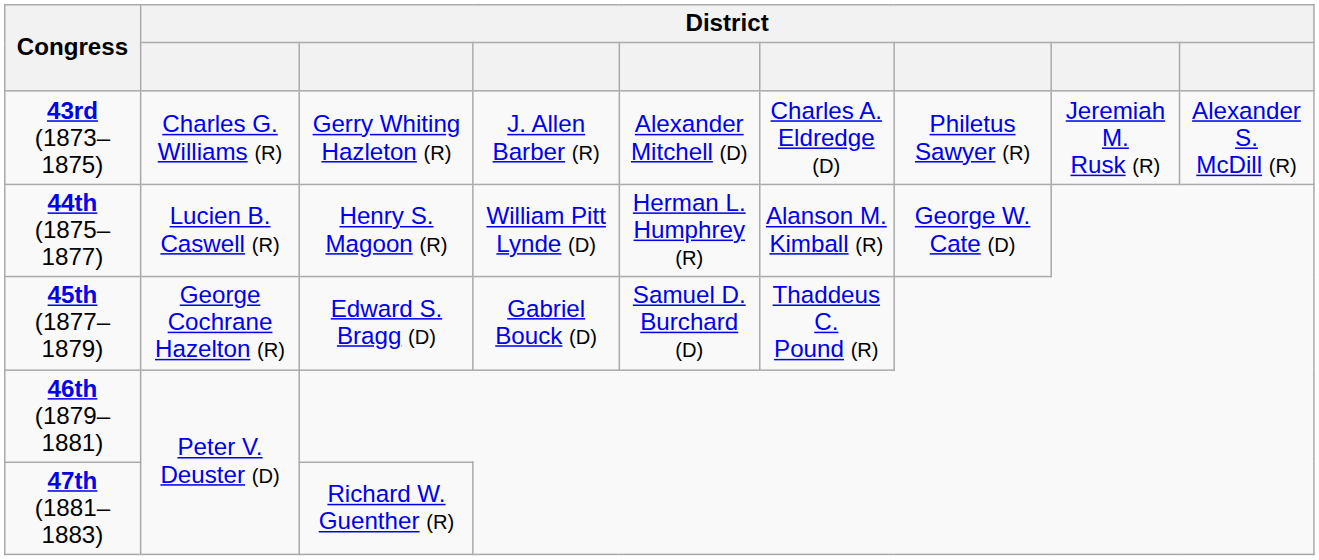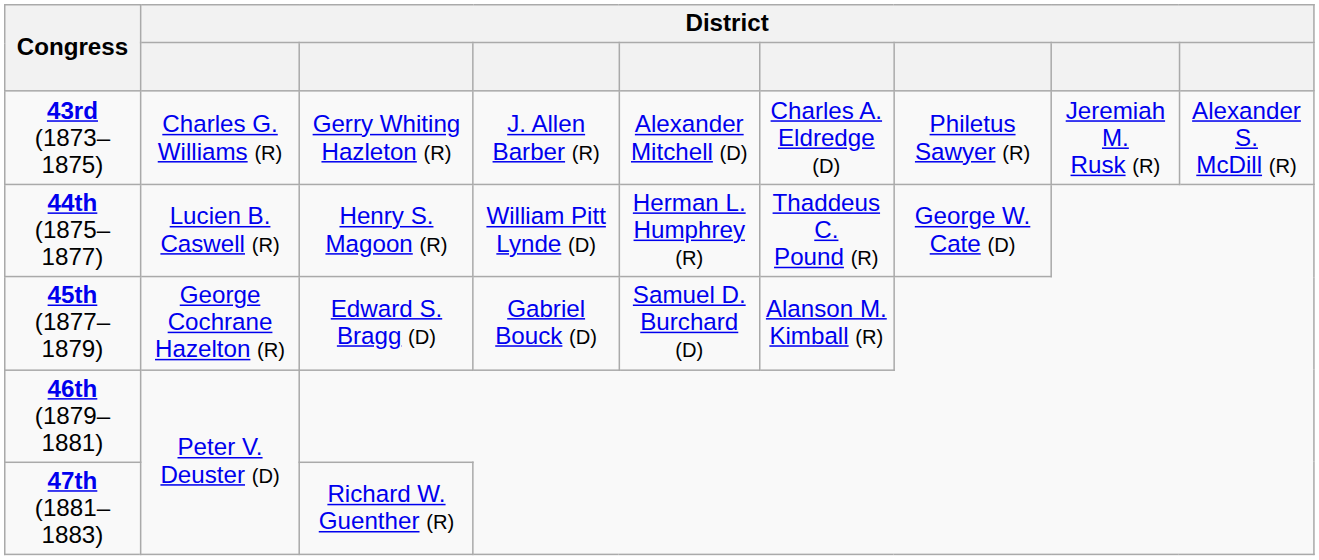(826, 230) Alanson M. Kimball (R) -> (826, 230) Thaddeus C. Pound (R)
(826, 322) Thaddeus C. Pound (R) -> (826, 322) Alanson M. Kimball (R)
